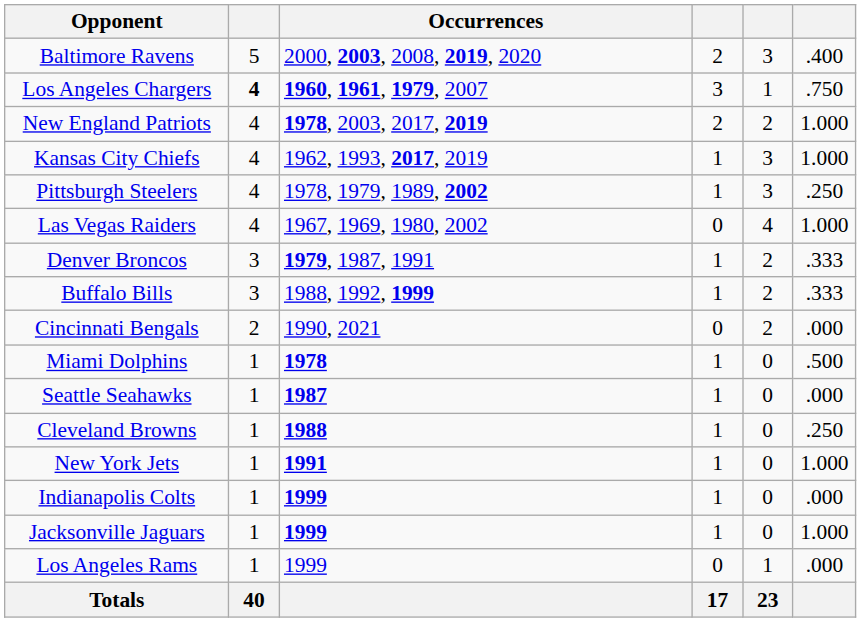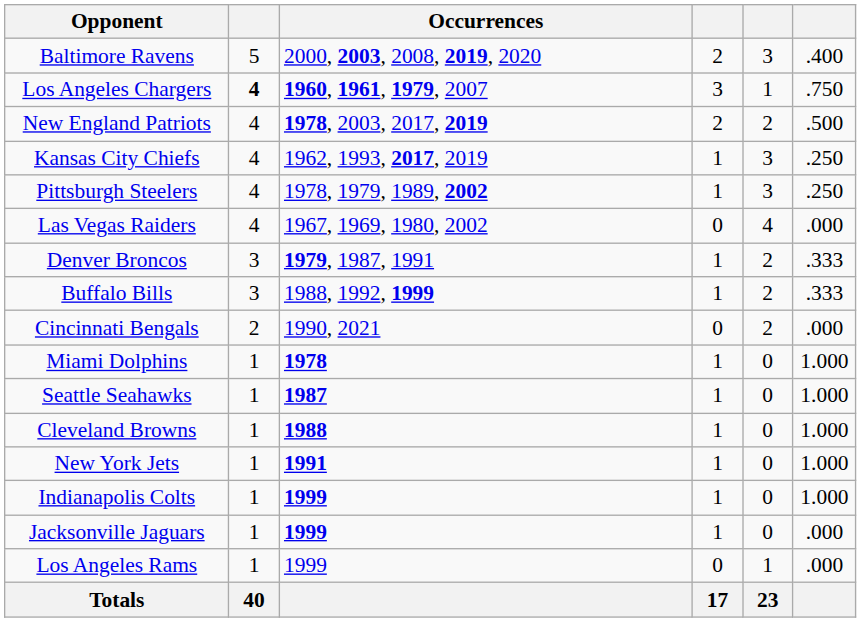(824, 123) 1.000 -> (824, 123) .500
(824, 157) 1.000 -> (824, 157) .250
(824, 225) 1.000 -> (824, 225) .000
(824, 361) .500 -> (824, 361) 1.000
(824, 395) .000 -> (824, 395) 1.000
(824, 429) .250 -> (824, 429) 1.000
(824, 497) .000 -> (824, 497) 1.000
(824, 531) 1.000 -> (824, 531) .000
